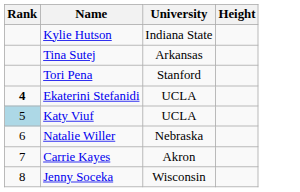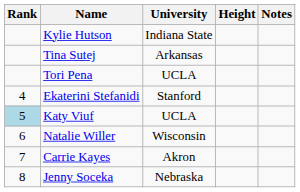+ column: (277, 14)
(179, 75) Stanford -> (179, 75) UCLA
(22, 95) bold -> (22, 95) normal
(179, 95) UCLA -> (179, 95) Stanford
(179, 136) Nebraska -> (179, 136) Wisconsin
(179, 177) Wisconsin -> (179, 177) Nebraska
